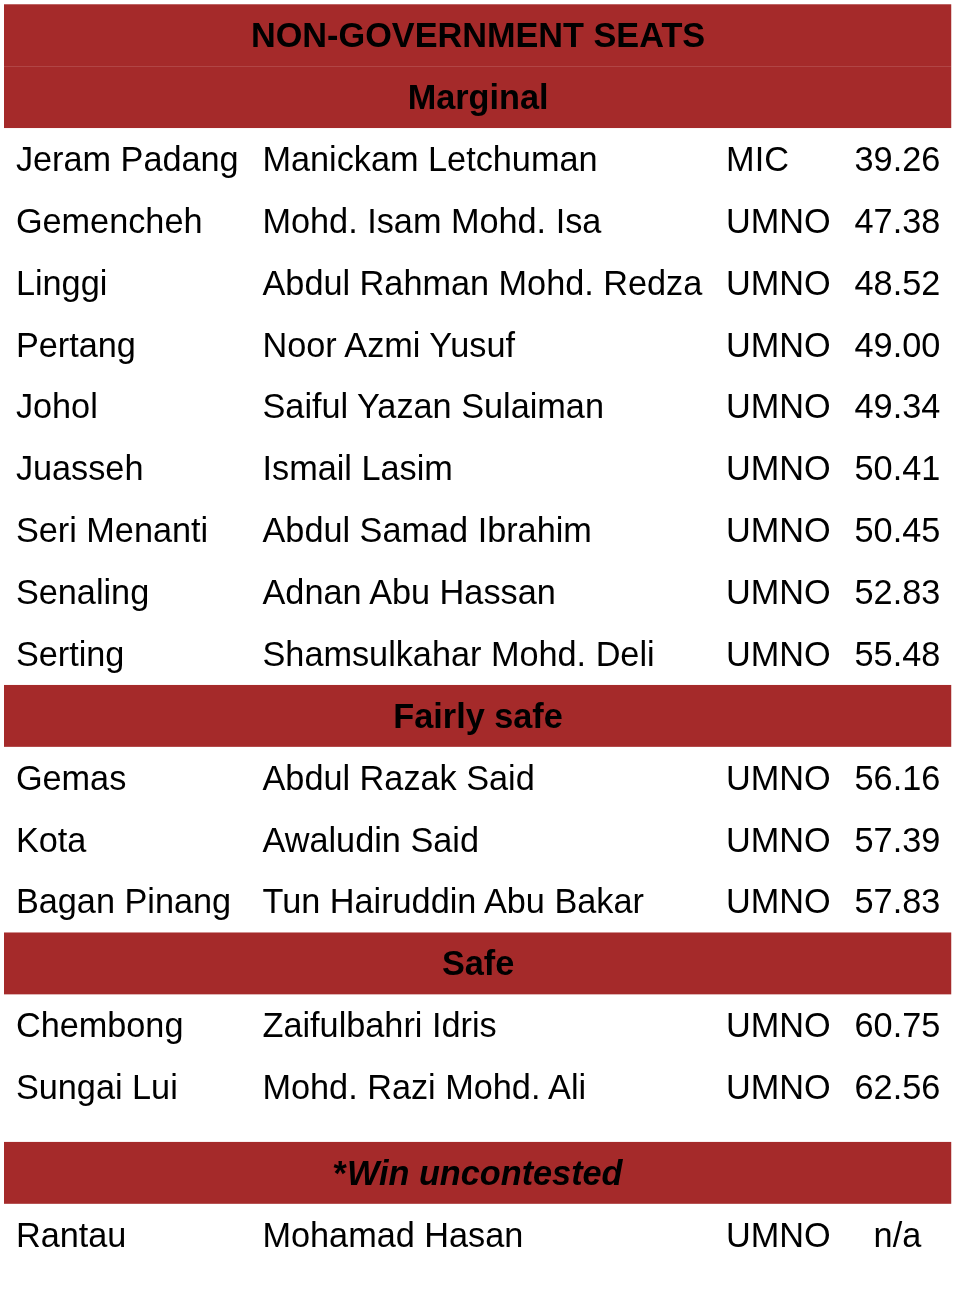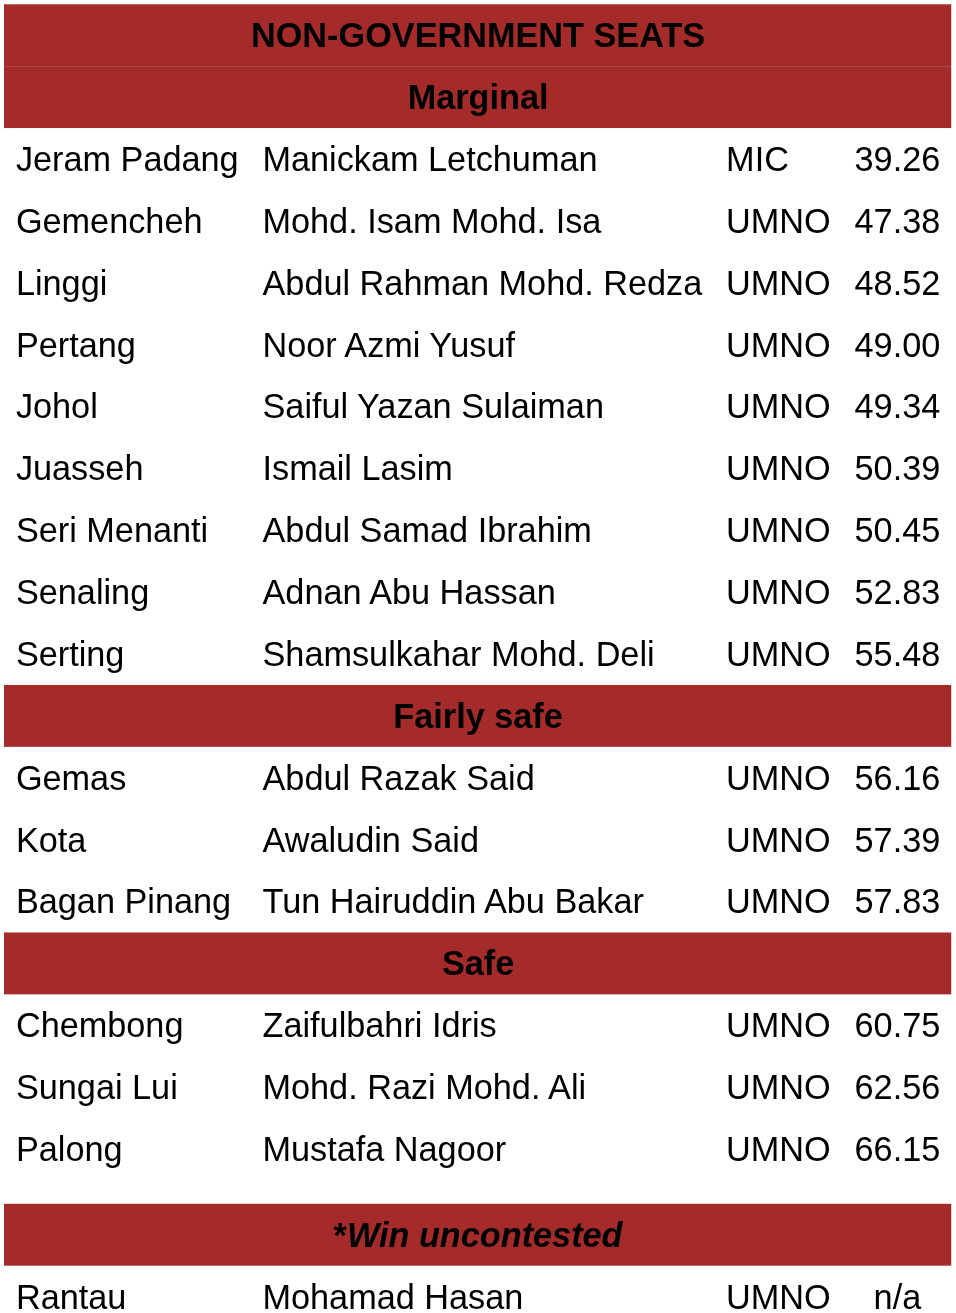(897, 468) 50.41 -> (897, 468) 50.39
+ row: (69, 1148)
